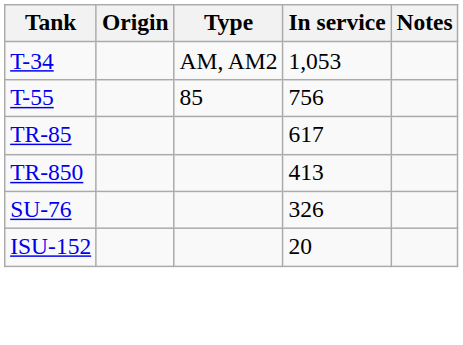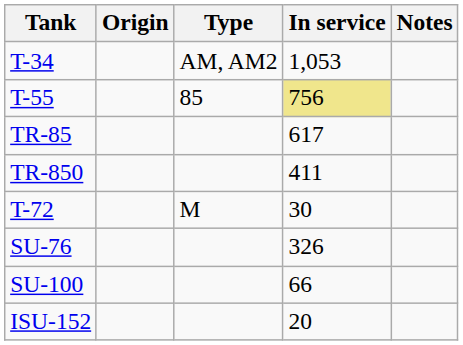(306, 97) no background -> (306, 97) khaki background
(306, 172) 413 -> (306, 172) 411
+ row: (32, 209)
+ row: (47, 284)
